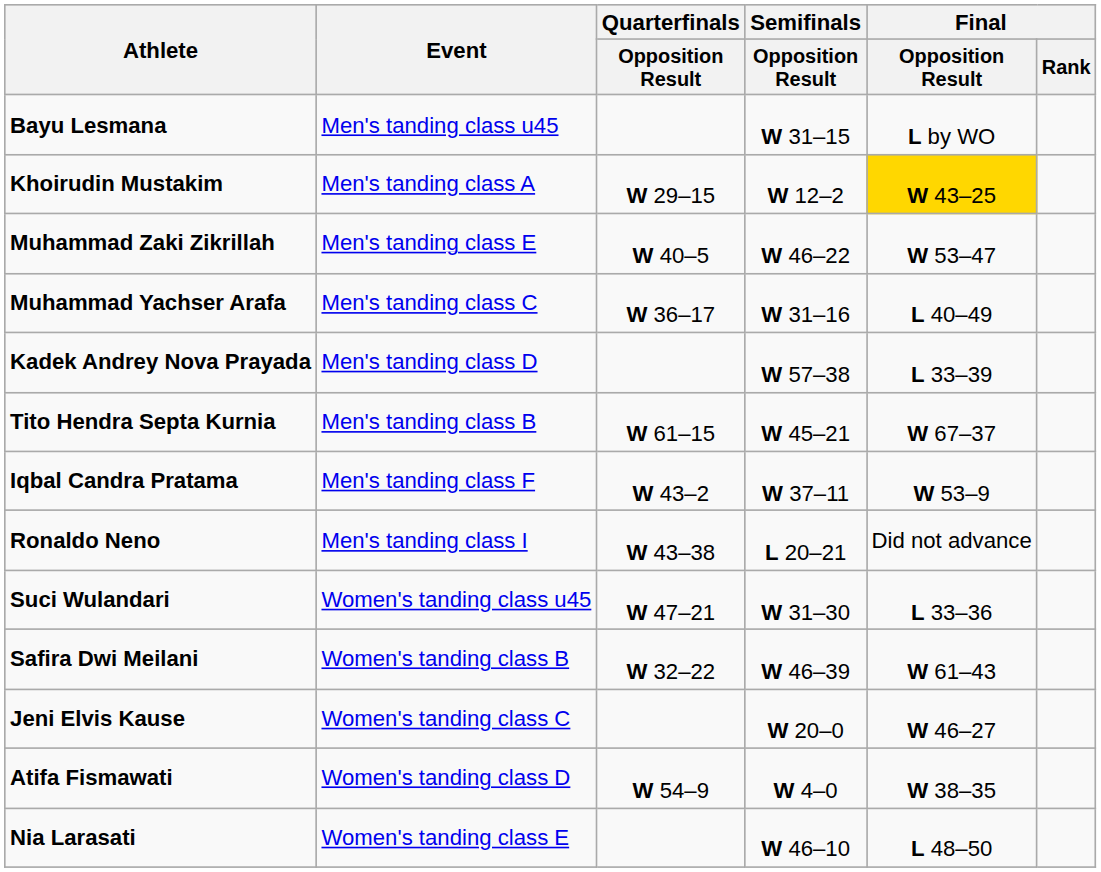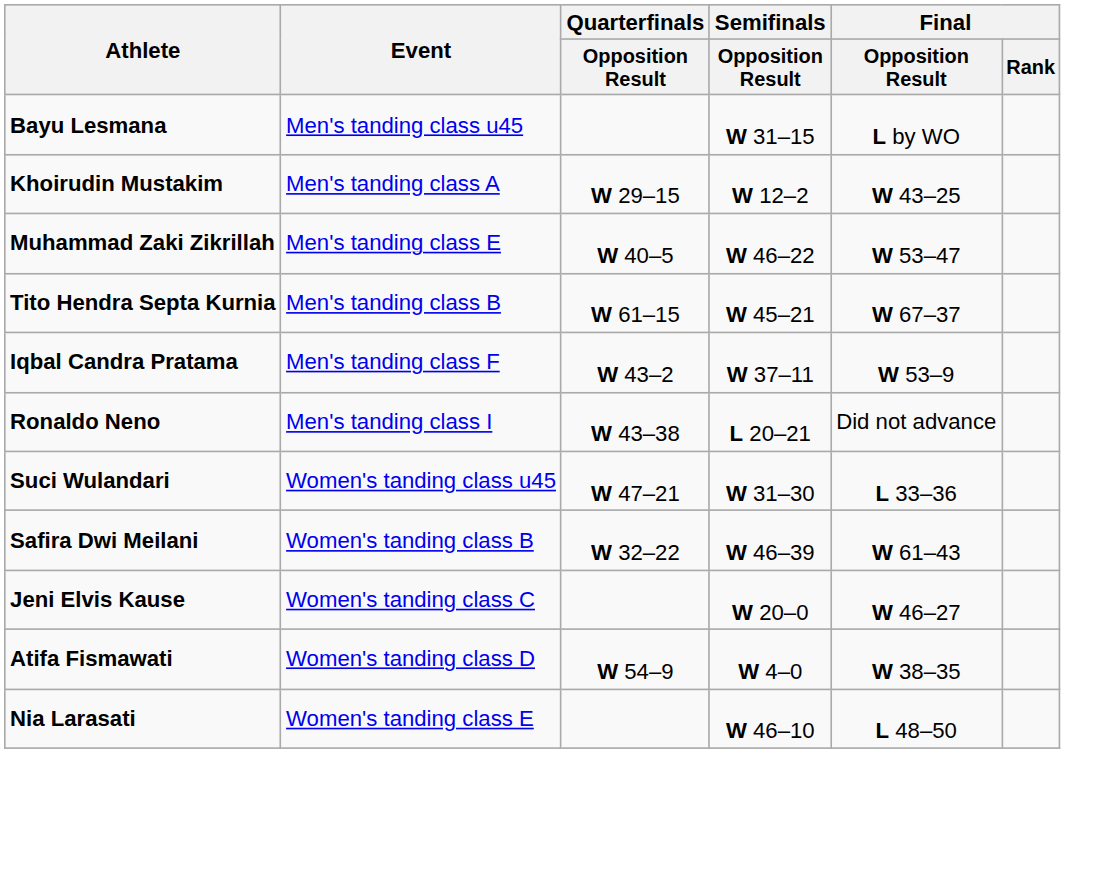(952, 196) gold background -> (916, 196) no background
- row: (148, 302)
- row: (161, 362)
